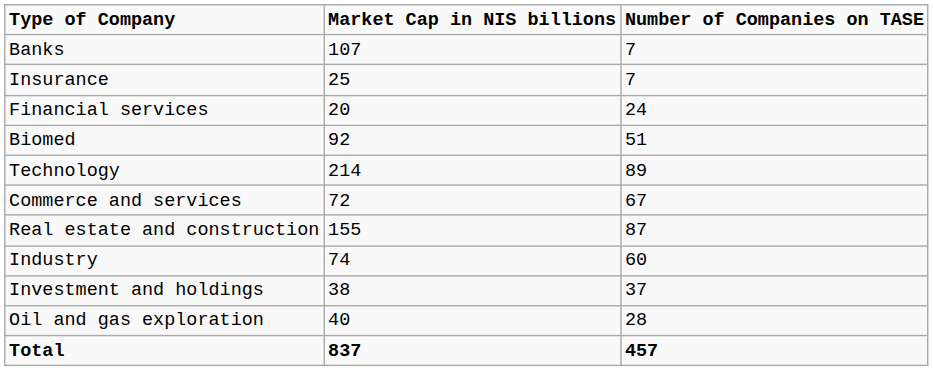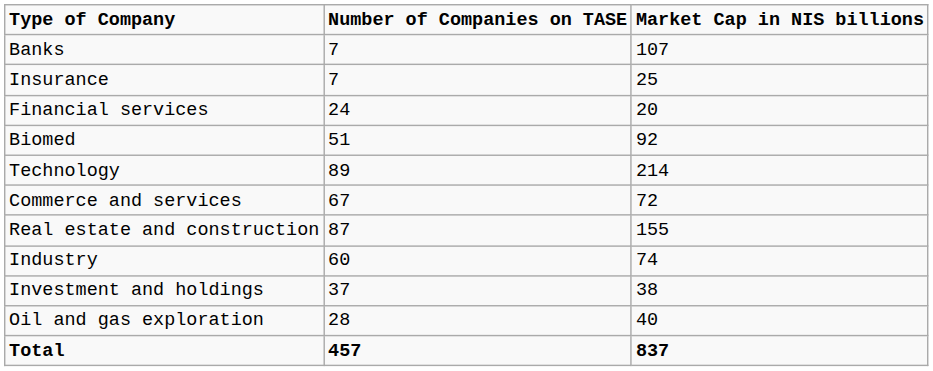columns swapped: (774, 20) <-> (472, 20)
